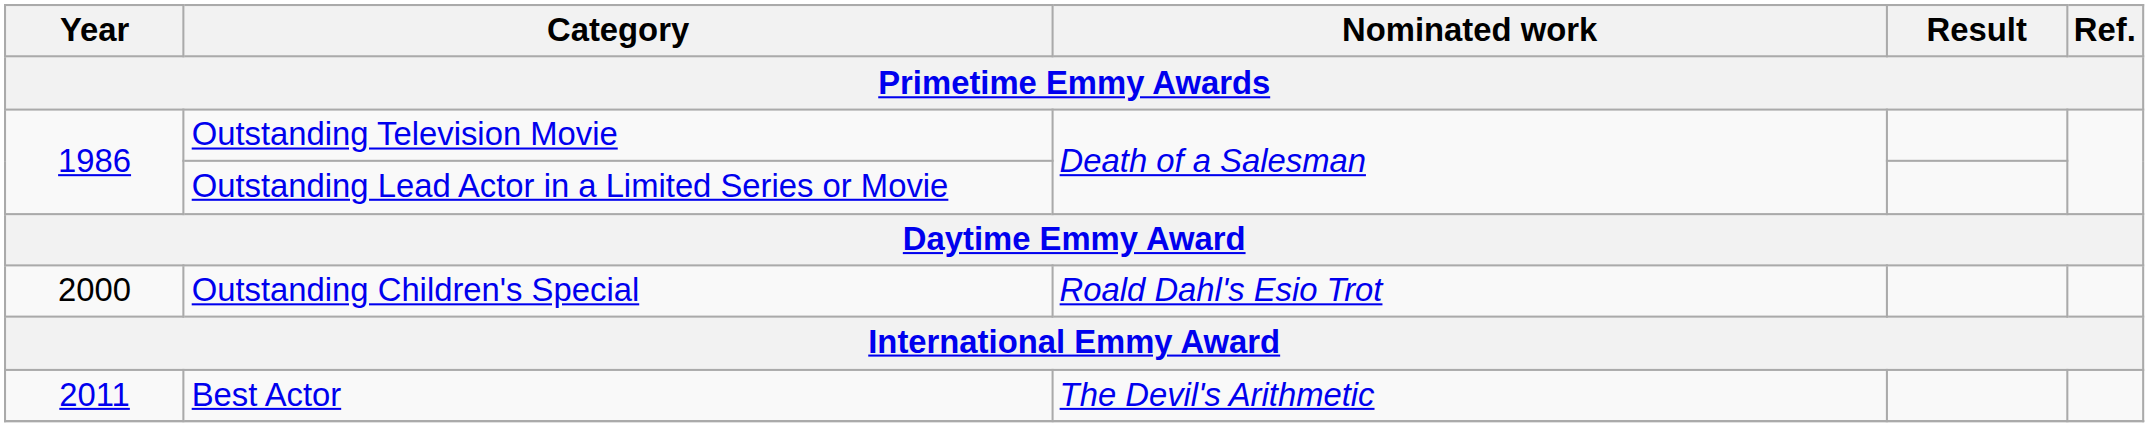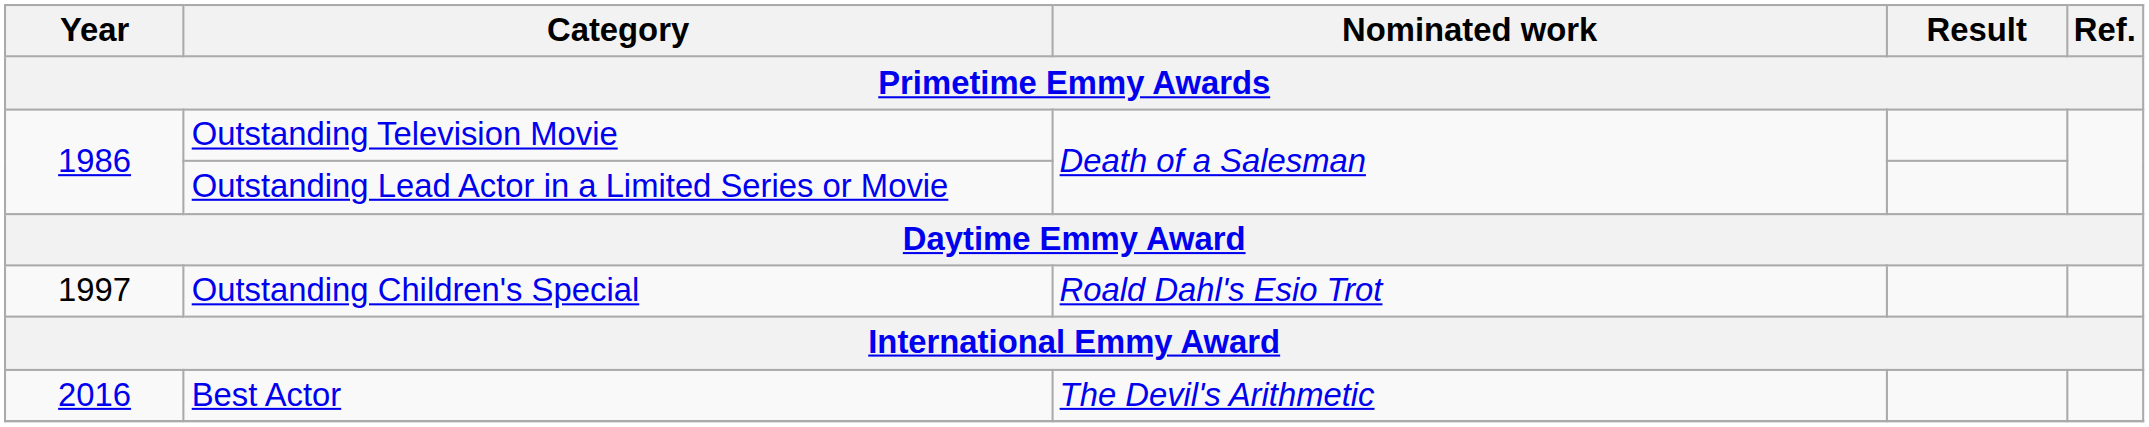(95, 290) 2000 -> (95, 290) 1997
(95, 394) 2011 -> (95, 394) 2016
